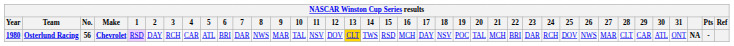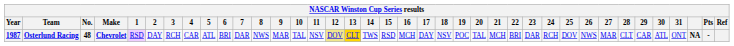(13, 35) 1980 -> (13, 35) 1987
(87, 35) 56 -> (87, 35) 48
(335, 35) no background -> (335, 35) khaki background
